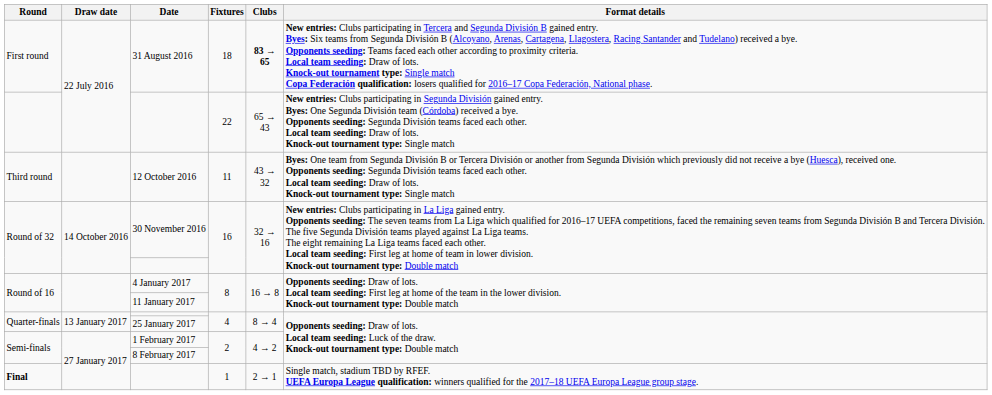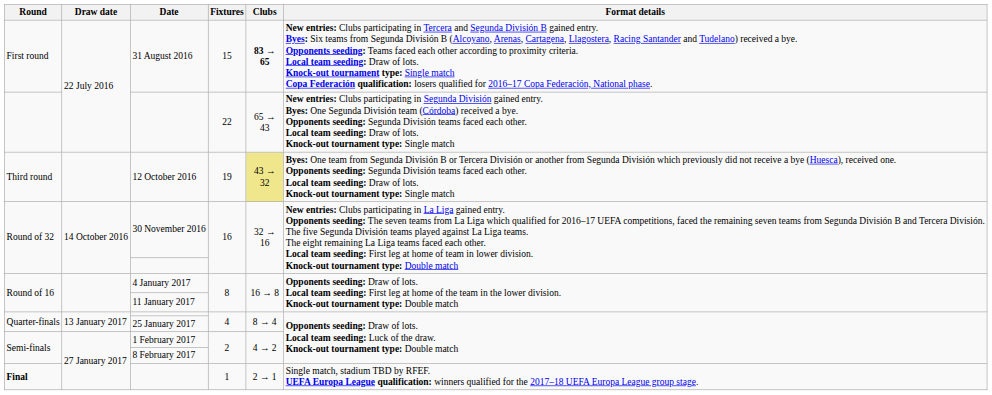(227, 56) 18 -> (227, 56) 15
(227, 177) 11 -> (227, 177) 19
(265, 177) no background -> (265, 177) khaki background
